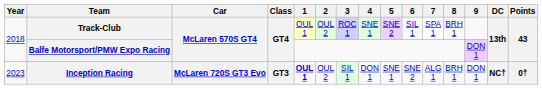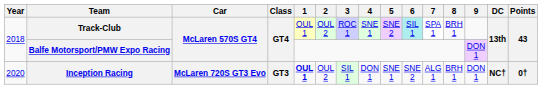(412, 28) no background -> (412, 28) paleturquoise background
(15, 73) 2023 -> (15, 73) 2020
